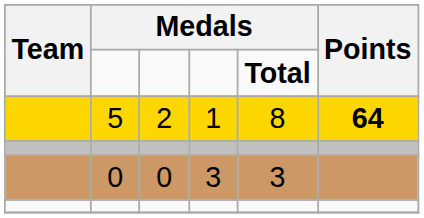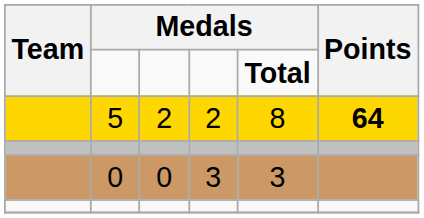(213, 118) 1 -> (213, 118) 2
